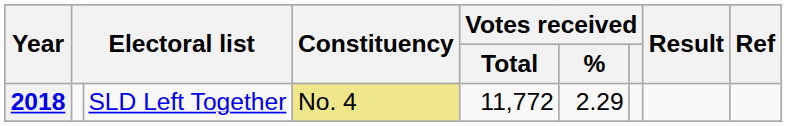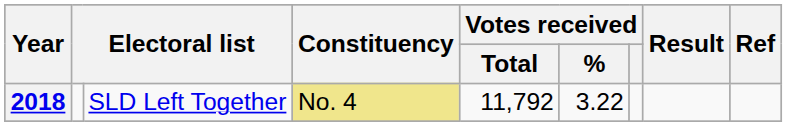(517, 103) 11,772 -> (517, 103) 11,792
(600, 103) 2.29 -> (600, 103) 3.22
